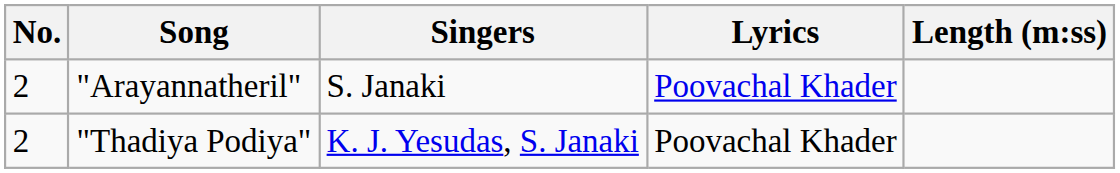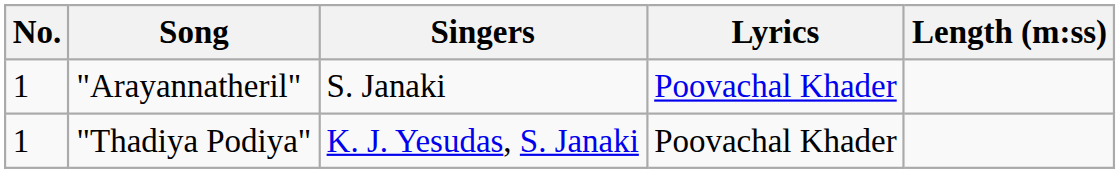(21, 86) 2 -> (21, 86) 1
(21, 140) 2 -> (21, 140) 1
